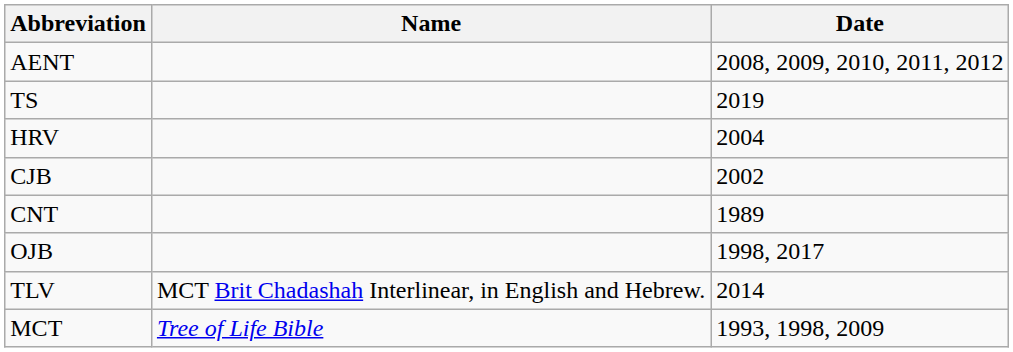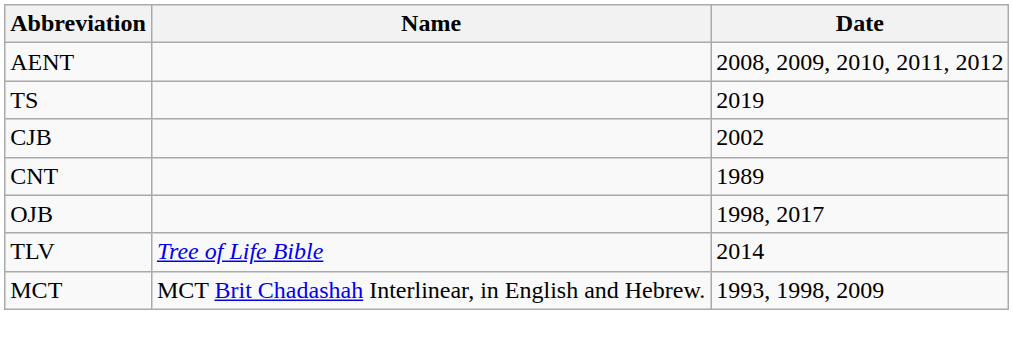- row: (35, 137)
(431, 289) MCT Brit Chadashah Interlinear, in English and Hebrew. -> (240, 251) Tree of Life Bible
(240, 328) Tree of Life Bible -> (431, 289) MCT Brit Chadashah Interlinear, in English and Hebrew.
